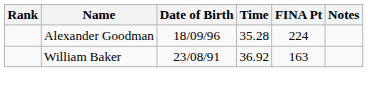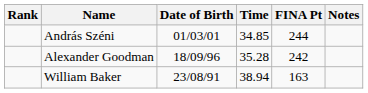+ row: (79, 35)
(299, 35) 224 -> (299, 56) 242
(254, 56) 36.92 -> (254, 77) 38.94
